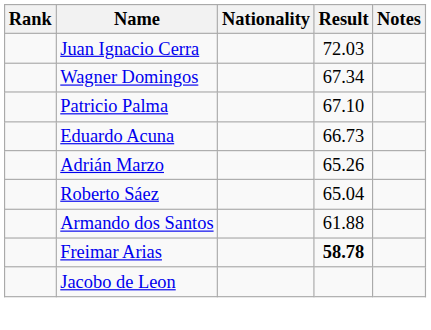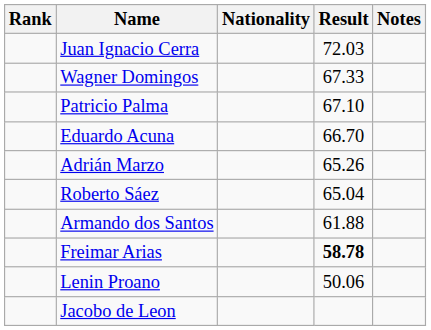(344, 77) 67.34 -> (344, 77) 67.33
(344, 135) 66.73 -> (344, 135) 66.70
+ row: (110, 281)
